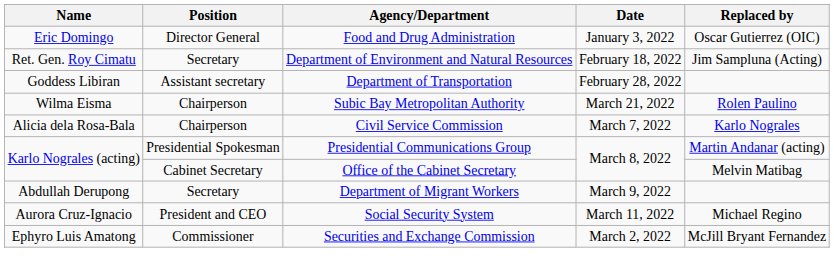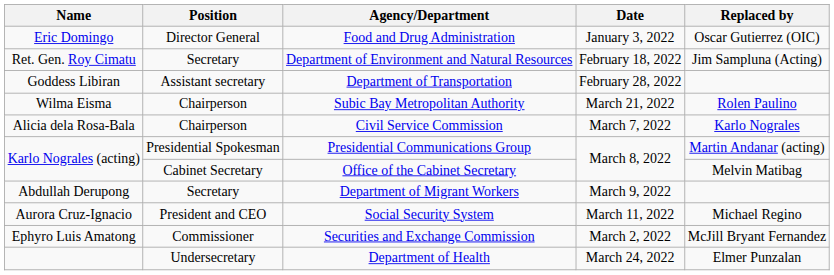+ row: (429, 258)
